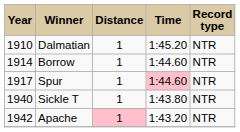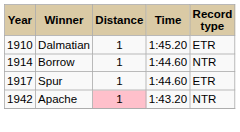(204, 45) NTR -> (204, 45) ETR
(168, 81) pink background -> (168, 81) no background
(204, 81) NTR -> (204, 81) ETR
- row: (58, 99)
